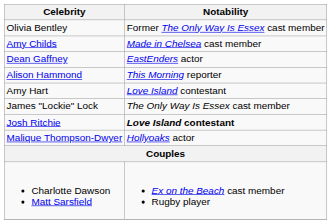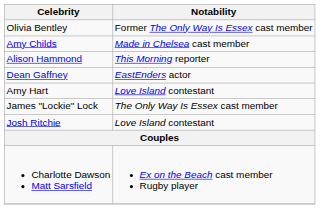rows swapped: (37, 59) <-> (44, 75)
(181, 122) bold -> (164, 122) normal
- row: (64, 138)
